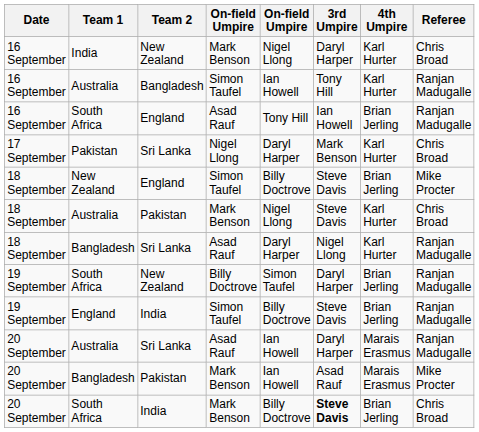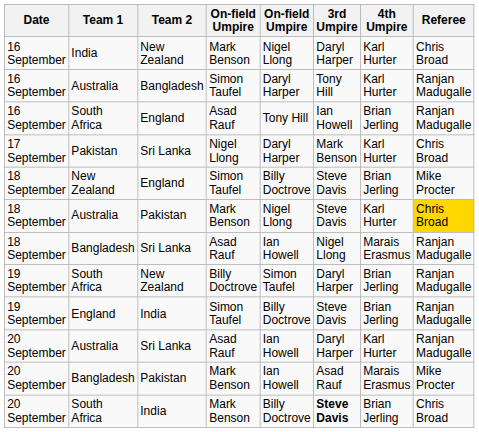(281, 85) Ian Howell -> (281, 85) Daryl Harper
(432, 215) no background -> (432, 215) gold background
(281, 248) Daryl Harper -> (281, 248) Ian Howell
(380, 248) Karl Hurter -> (387, 248) Marais Erasmus
(387, 346) Marais Erasmus -> (380, 346) Karl Hurter
